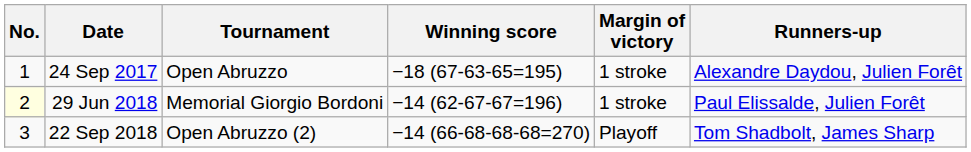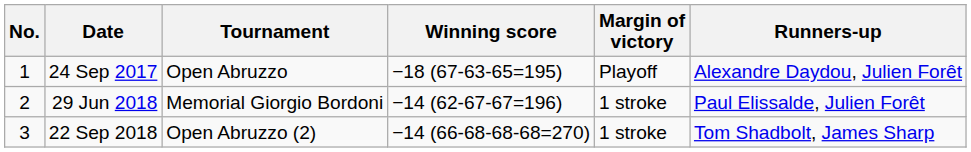(633, 72) 1 stroke -> (628, 72) Playoff
(24, 102) lightyellow background -> (24, 102) no background
(628, 132) Playoff -> (633, 132) 1 stroke
